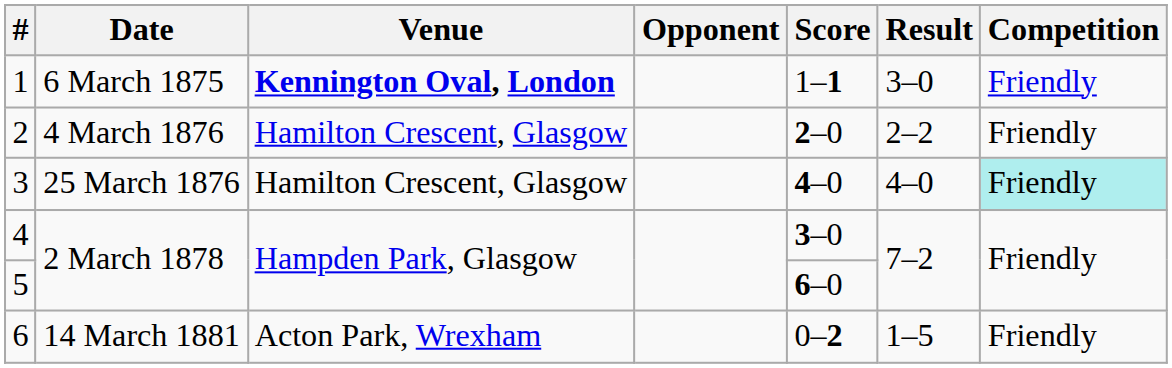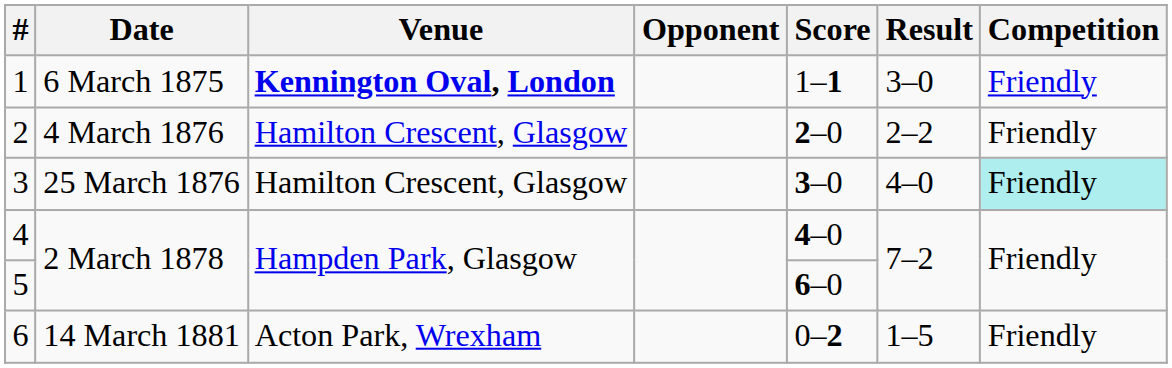(819, 183) 4–0 -> (819, 183) 3–0
(819, 234) 3–0 -> (819, 234) 4–0
